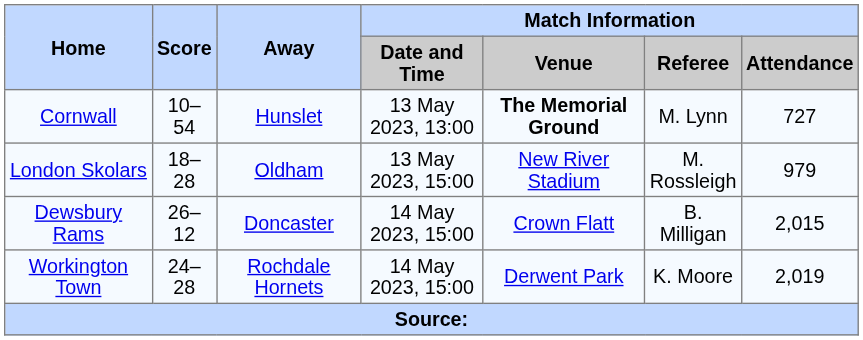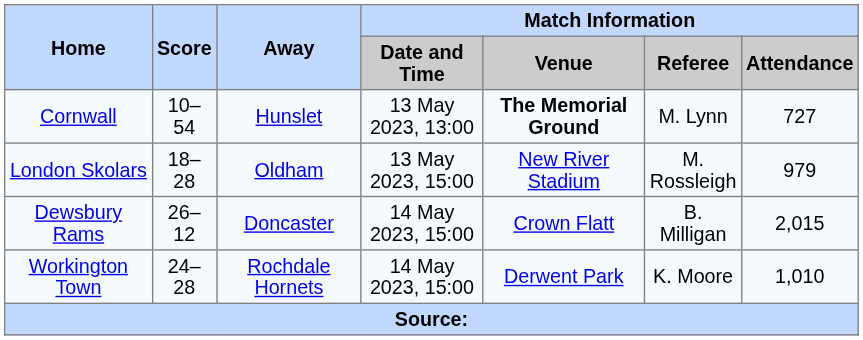(800, 277) 2,019 -> (800, 277) 1,010
